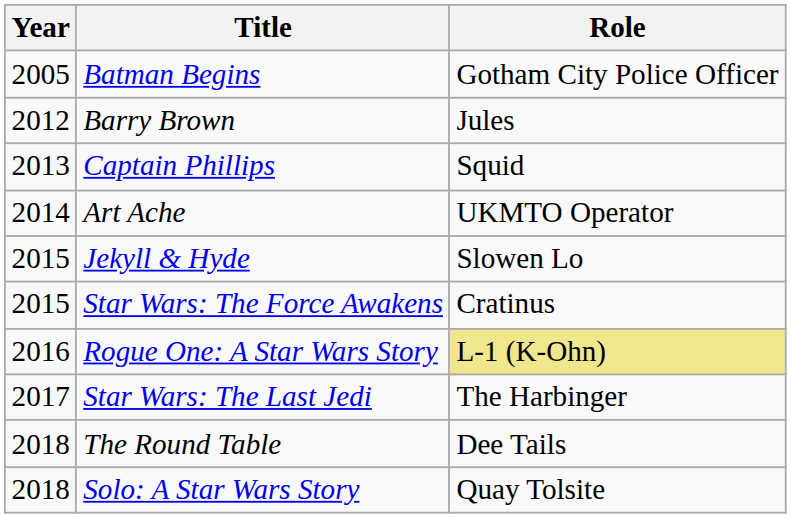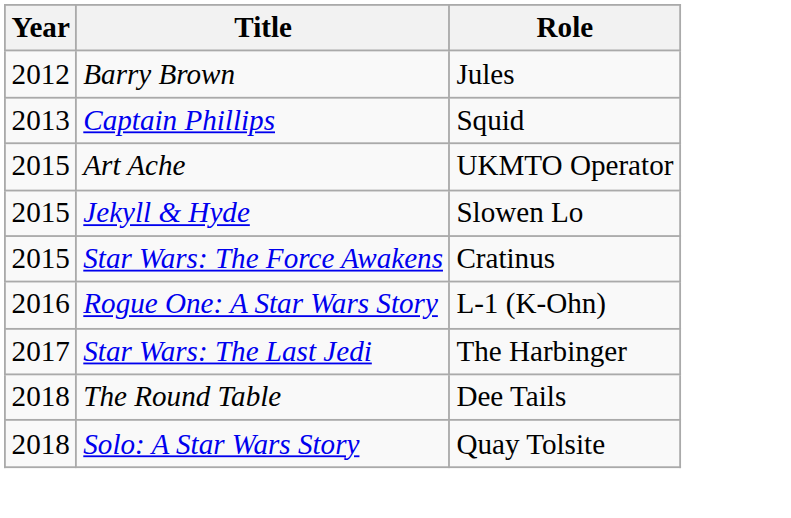- row: (172, 73)
(41, 212) 2014 -> (41, 166) 2015
(531, 350) khaki background -> (531, 304) no background
